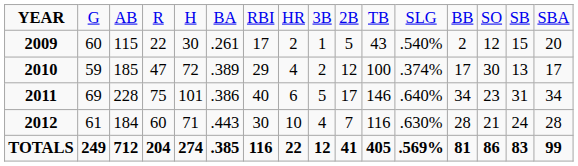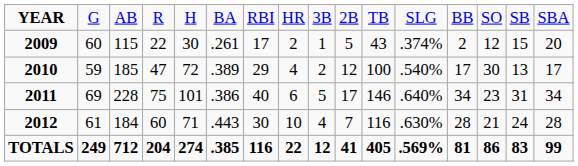(421, 43) .540% -> (421, 43) .374%
(421, 69) .374% -> (421, 69) .540%
